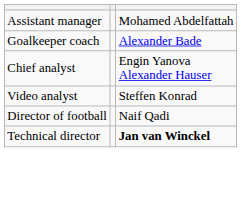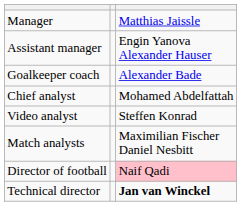+ row: (30, 20)
(176, 20) Mohamed Abdelfattah -> (165, 48) Engin Yanova Alexander Hauser
(165, 68) Engin Yanova Alexander Hauser -> (176, 95) Mohamed Abdelfattah
+ row: (46, 143)
(144, 116) no background -> (144, 171) pink background
